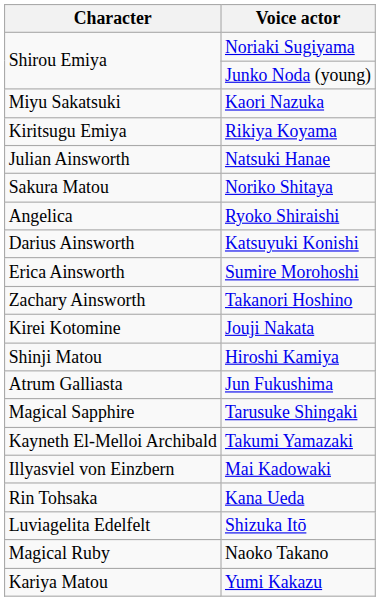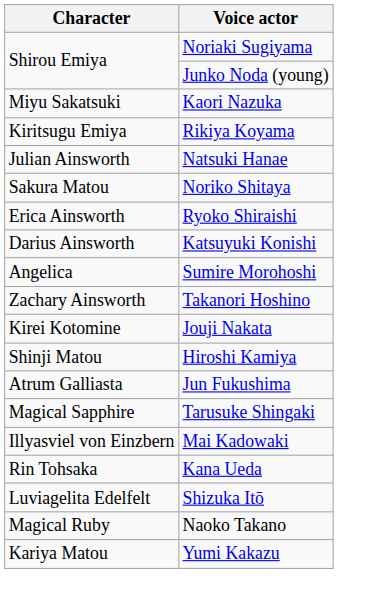(41, 215) Angelica -> (67, 215) Erica Ainsworth
(67, 272) Erica Ainsworth -> (41, 272) Angelica
- row: (289, 441)
